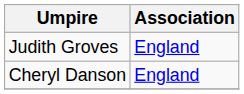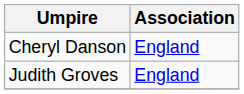rows swapped: (67, 74) <-> (63, 46)
